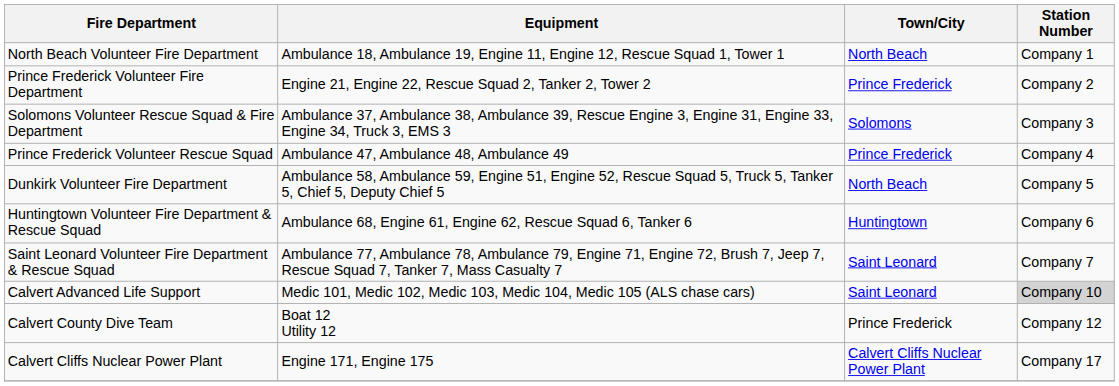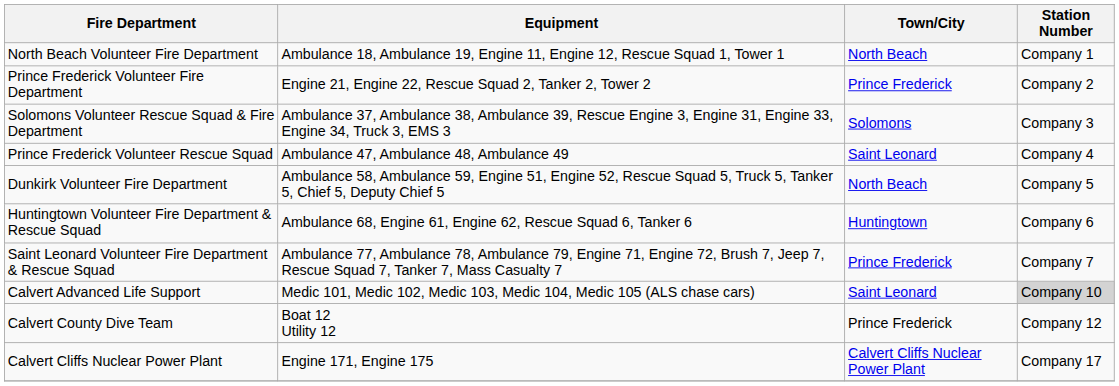(900, 154) Prince Frederick -> (892, 154) Saint Leonard
(892, 261) Saint Leonard -> (900, 261) Prince Frederick
